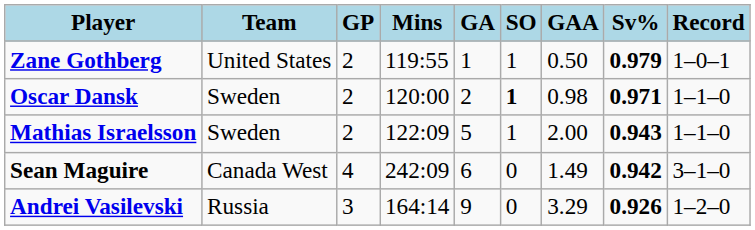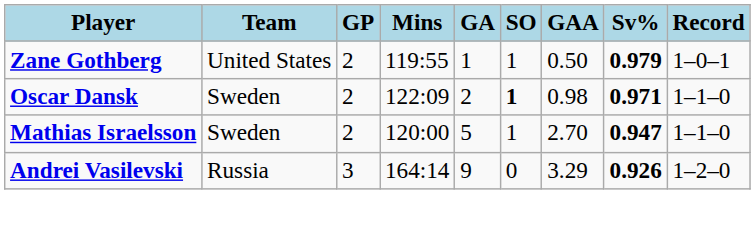(417, 96) 120:00 -> (417, 96) 122:09
(417, 133) 122:09 -> (417, 133) 120:00
(568, 133) 2.00 -> (568, 133) 2.70
(636, 133) 0.943 -> (636, 133) 0.947
- row: (79, 170)
